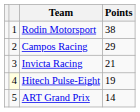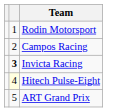- column: (119, 12)
(14, 63) normal -> (14, 63) bold
